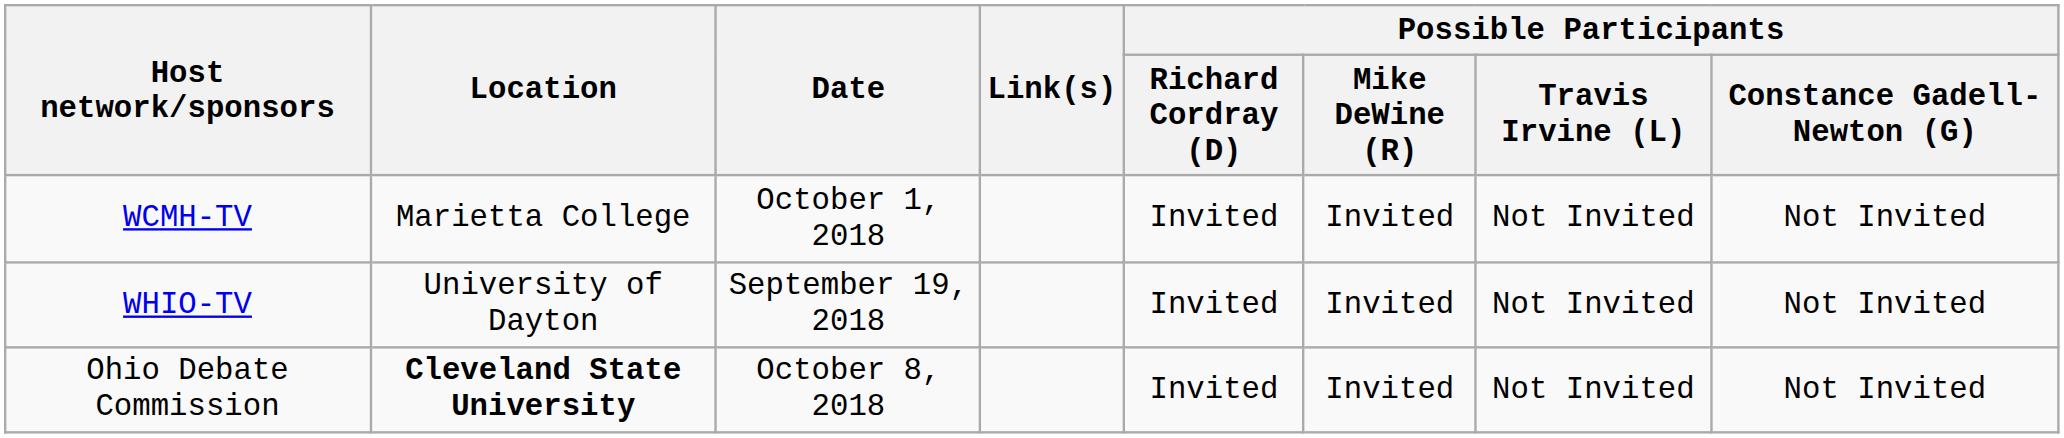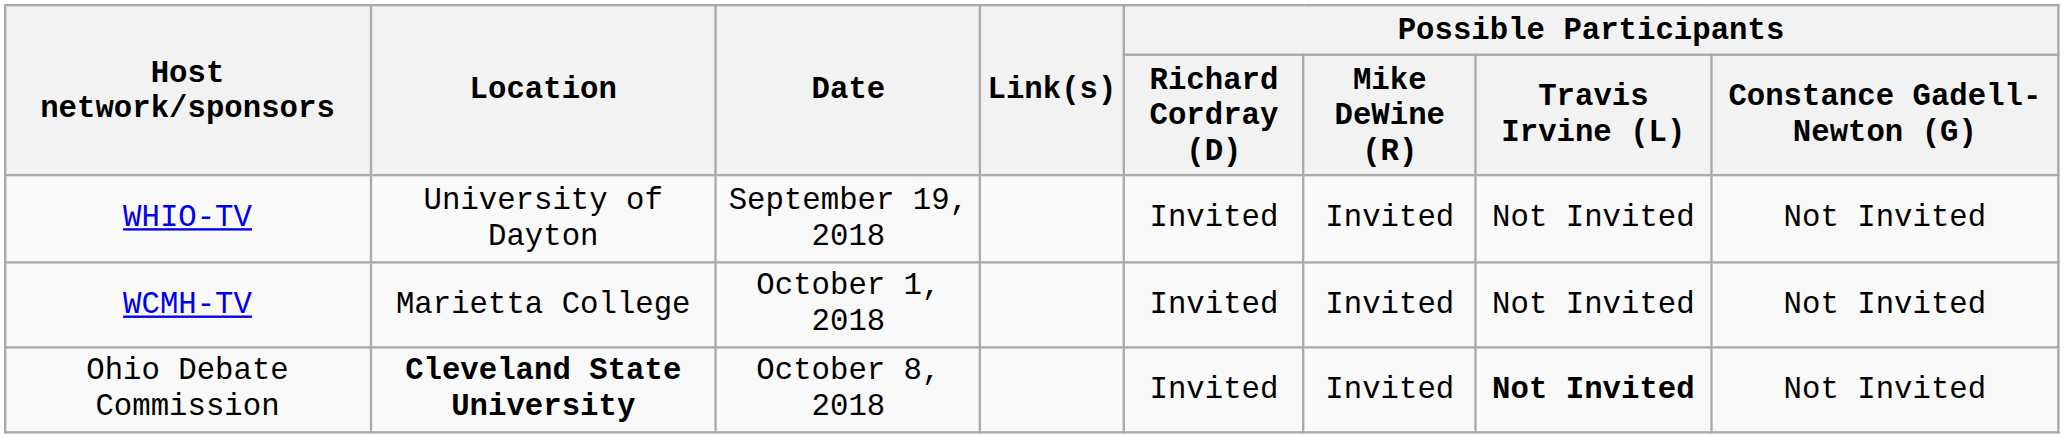rows swapped: (188, 304) <-> (188, 219)
(1593, 389) normal -> (1593, 389) bold
